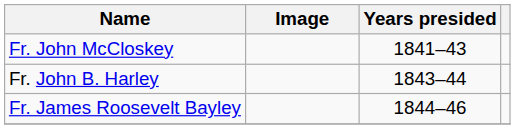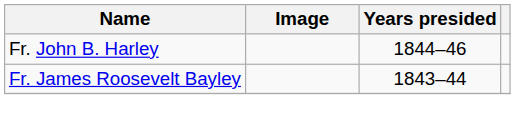- row: (91, 49)
(430, 78) 1843–44 -> (430, 49) 1844–46
(430, 108) 1844–46 -> (430, 78) 1843–44
